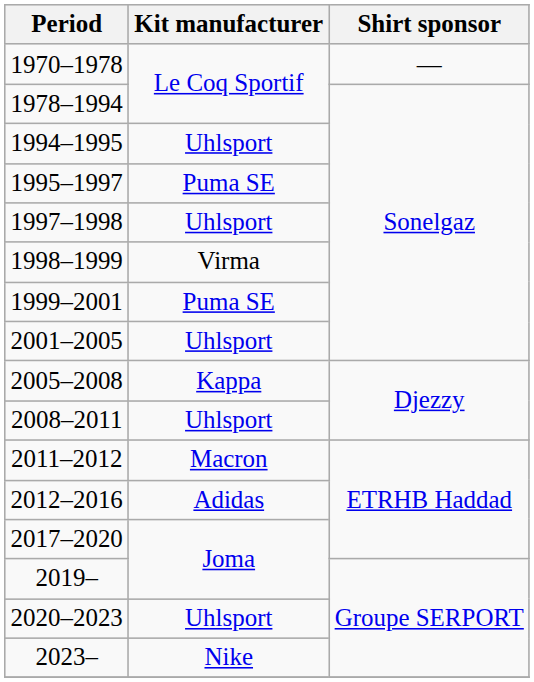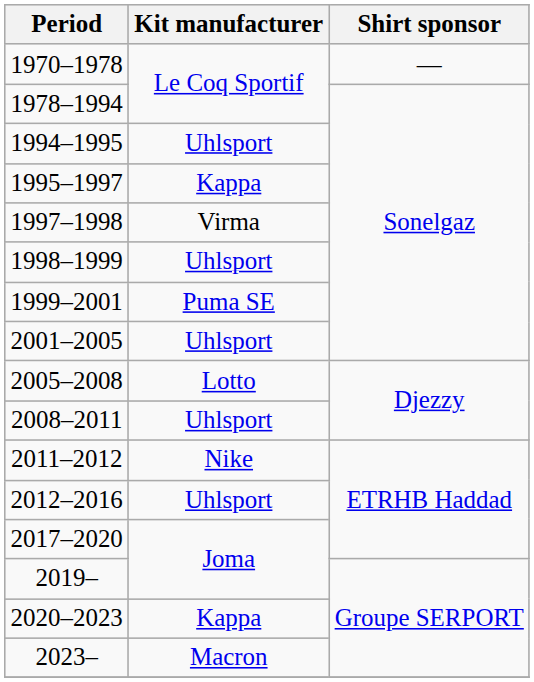(229, 182) Puma SE -> (229, 182) Kappa
(229, 222) Uhlsport -> (229, 222) Virma
(229, 261) Virma -> (229, 261) Uhlsport
(229, 380) Kappa -> (229, 380) Lotto
(229, 459) Macron -> (229, 459) Nike
(229, 499) Adidas -> (229, 499) Uhlsport
(229, 618) Uhlsport -> (229, 618) Kappa
(229, 657) Nike -> (229, 657) Macron
